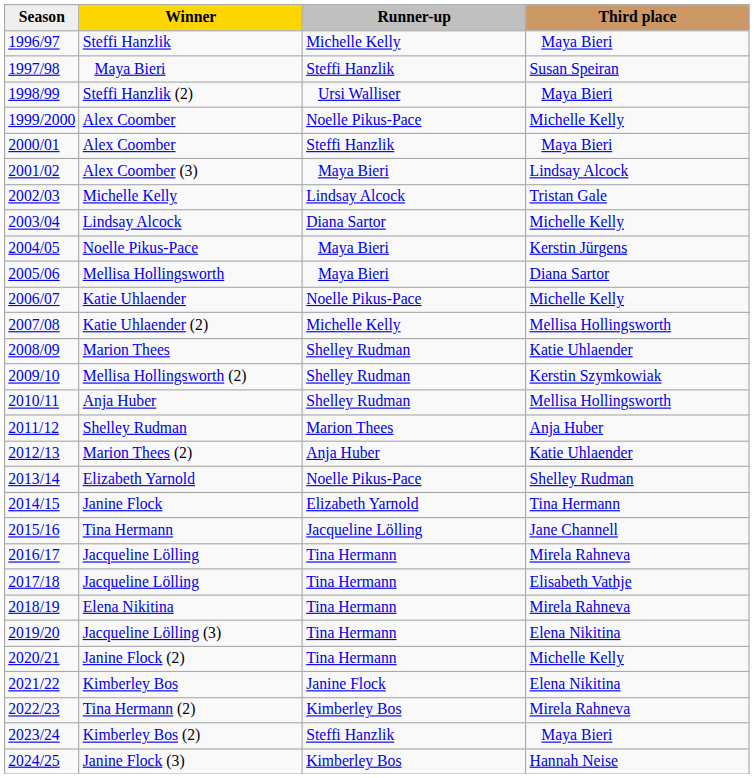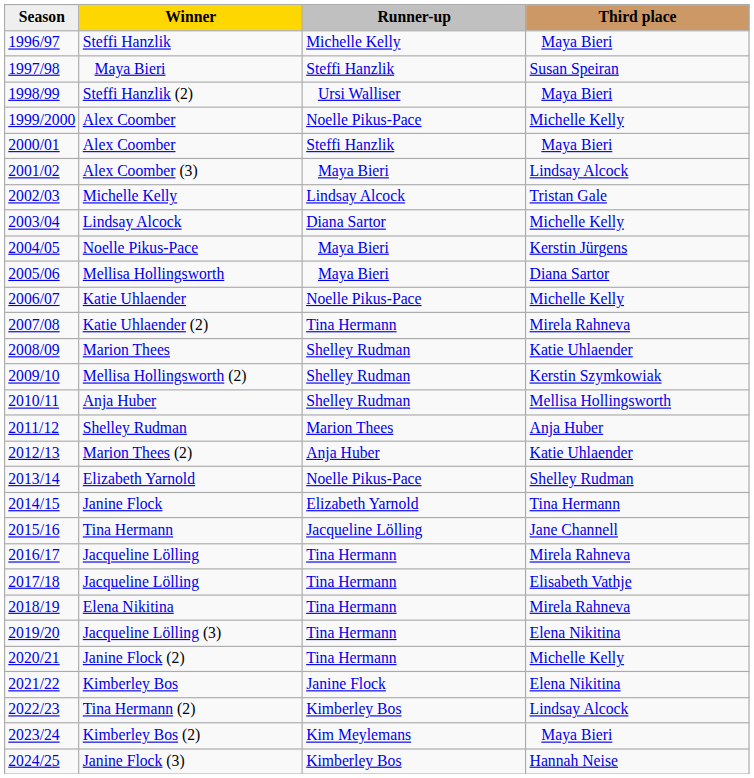(353, 324) Michelle Kelly -> (351, 324) Tina Hermann
(600, 324) Mellisa Hollingsworth -> (580, 324) Mirela Rahneva
(580, 709) Mirela Rahneva -> (579, 709) Lindsay Alcock
(350, 735) Steffi Hanzlik -> (359, 735) Kim Meylemans
